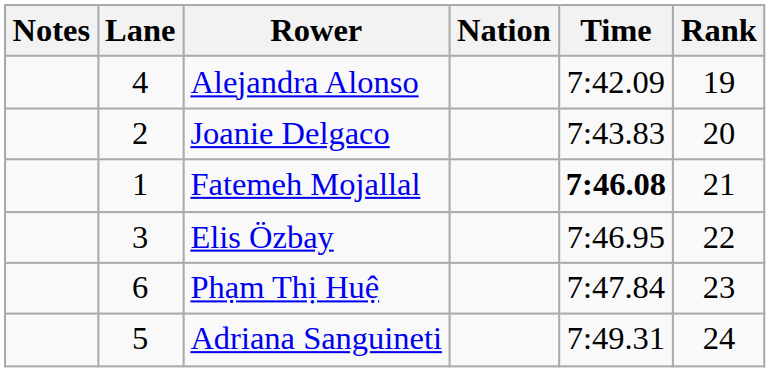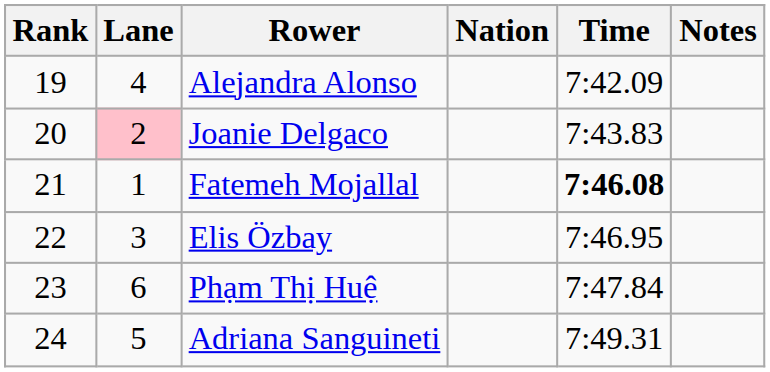columns swapped: (719, 30) <-> (51, 30)
(140, 133) no background -> (138, 133) pink background
